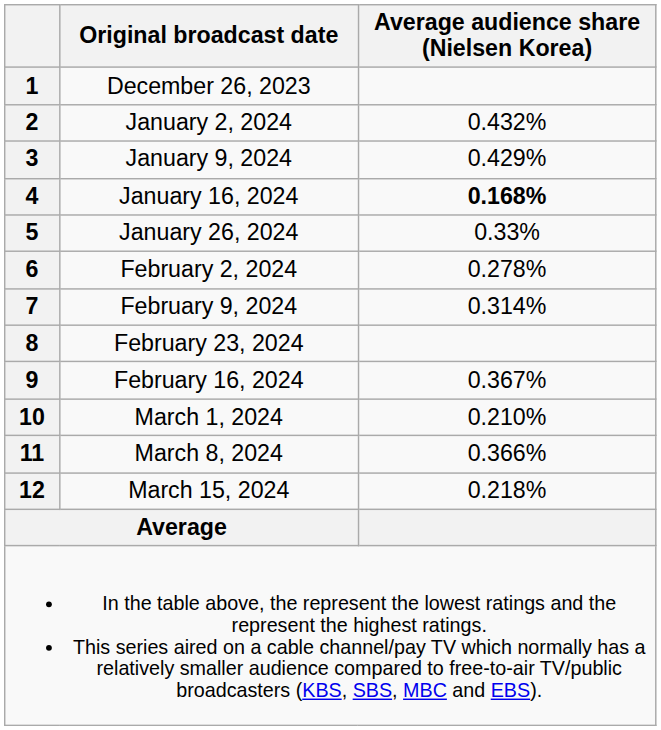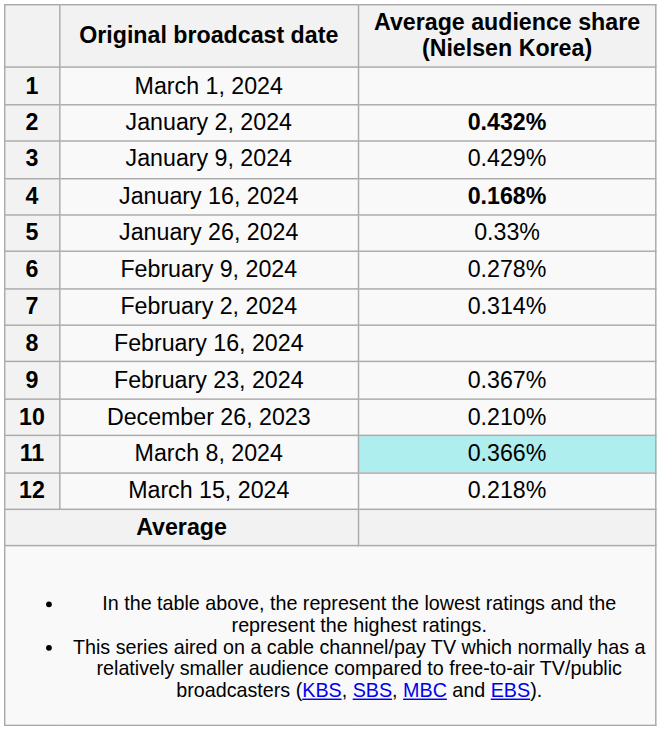(209, 85) December 26, 2023 -> (209, 85) March 1, 2024
(507, 122) normal -> (507, 122) bold
(209, 269) February 2, 2024 -> (209, 269) February 9, 2024
(209, 306) February 9, 2024 -> (209, 306) February 2, 2024
(209, 343) February 23, 2024 -> (209, 343) February 16, 2024
(209, 380) February 16, 2024 -> (209, 380) February 23, 2024
(209, 416) March 1, 2024 -> (209, 416) December 26, 2023
(507, 453) no background -> (507, 453) paleturquoise background
